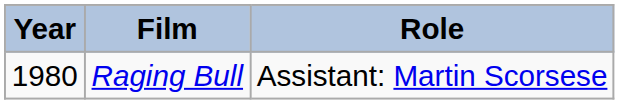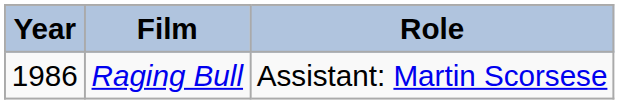(45, 76) 1980 -> (45, 76) 1986
